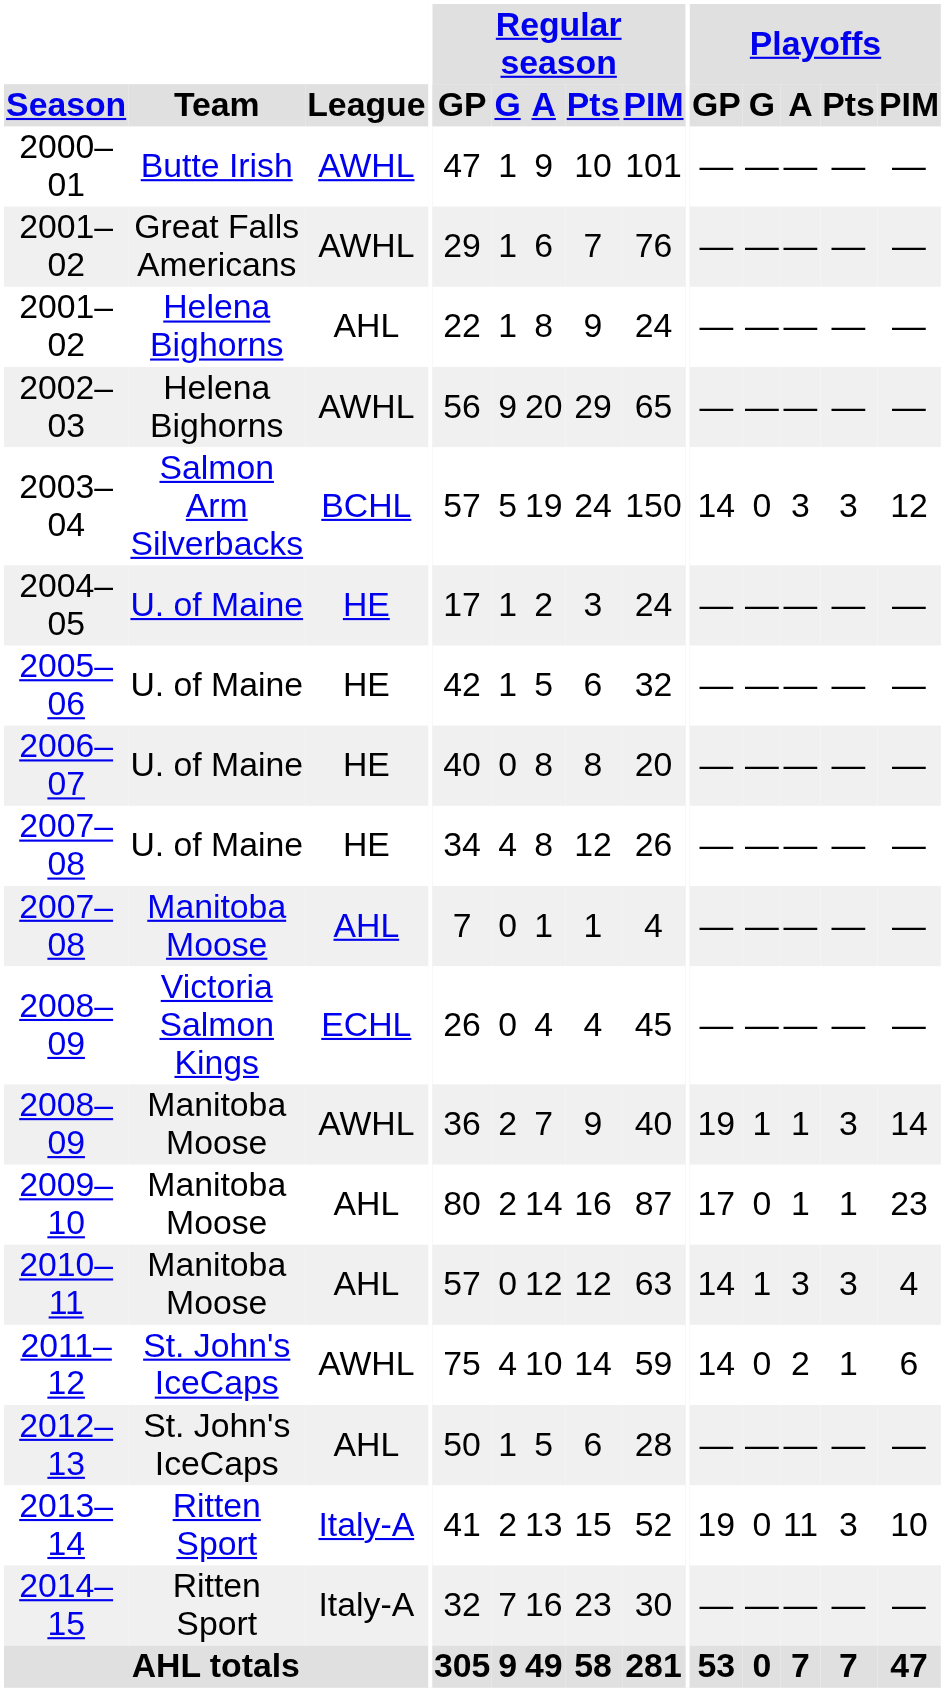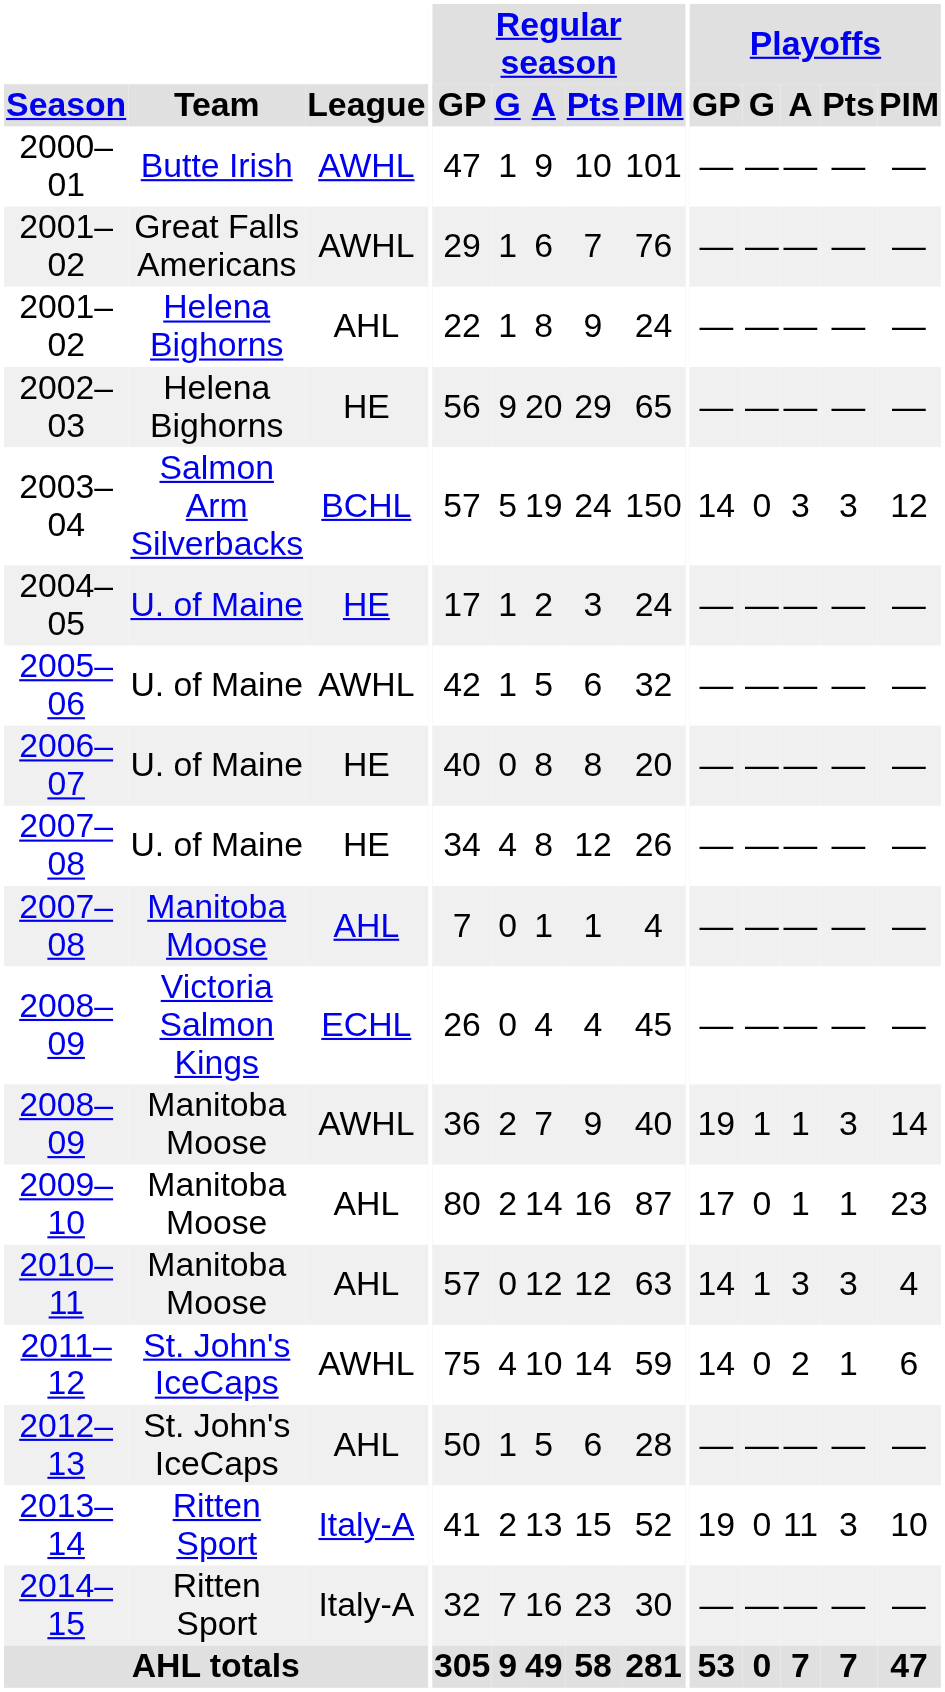(366, 406) AWHL -> (366, 406) HE
(366, 684) HE -> (366, 684) AWHL
